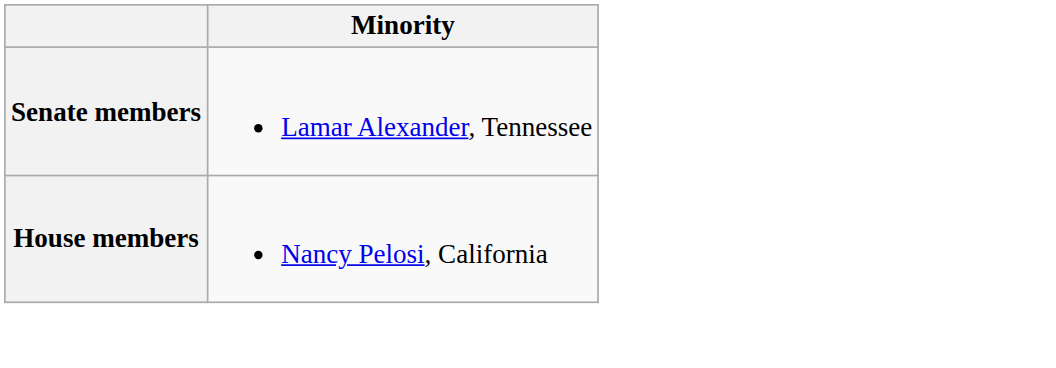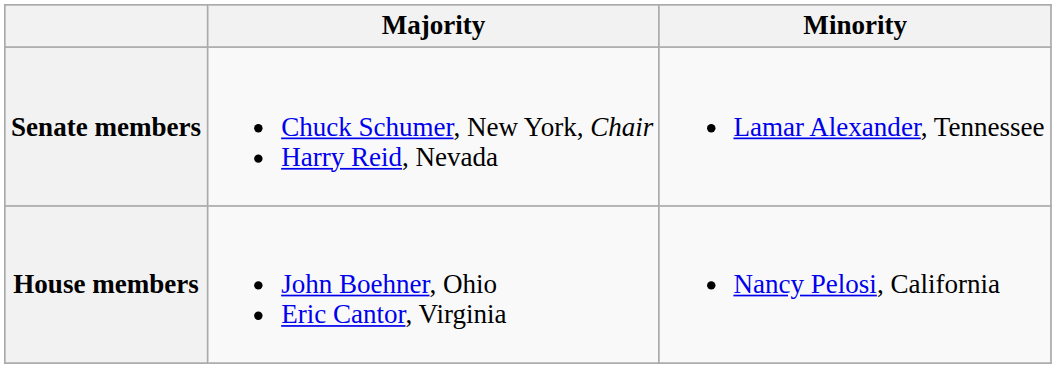+ column: (433, 25)
